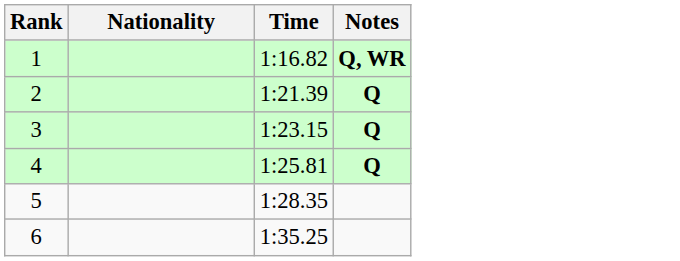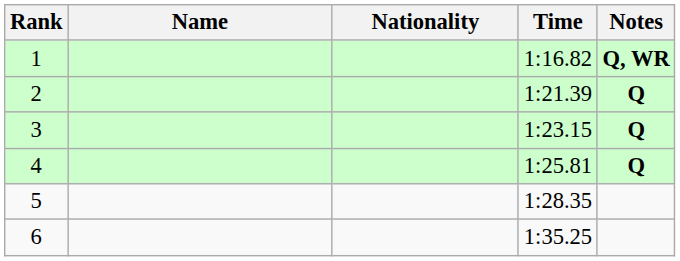+ column: (200, 22)
